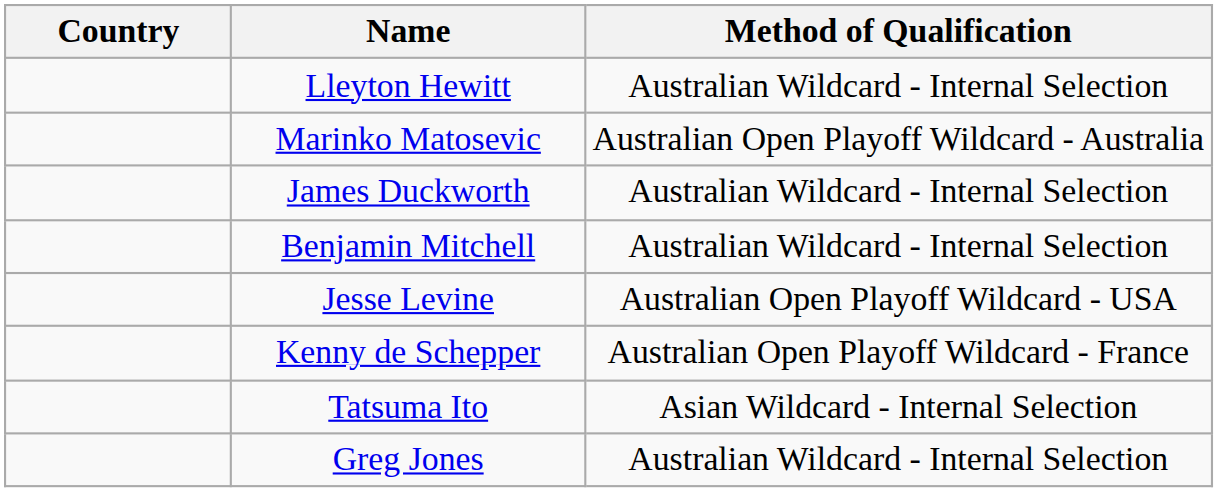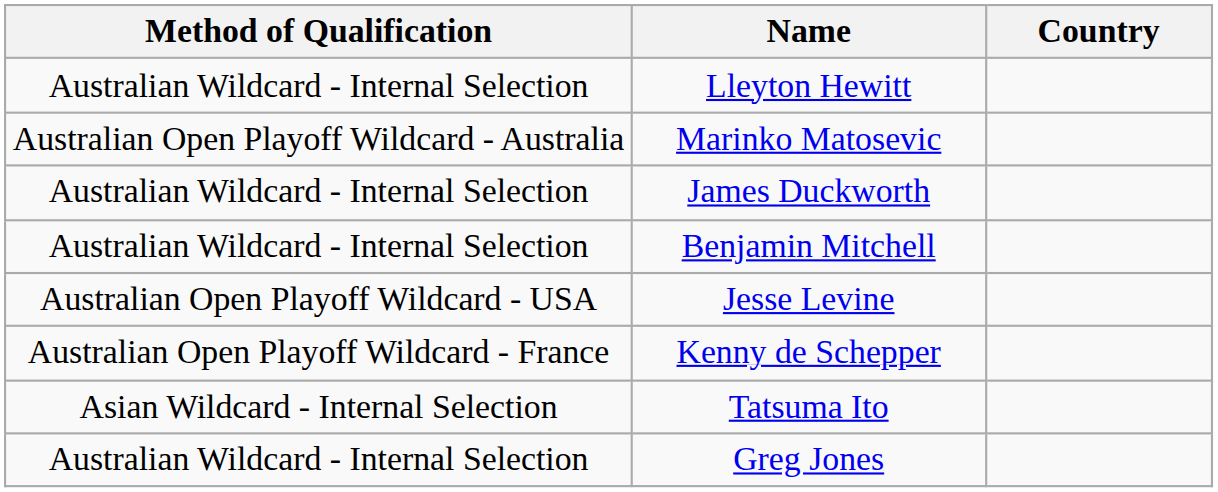columns swapped: (118, 31) <-> (898, 31)
